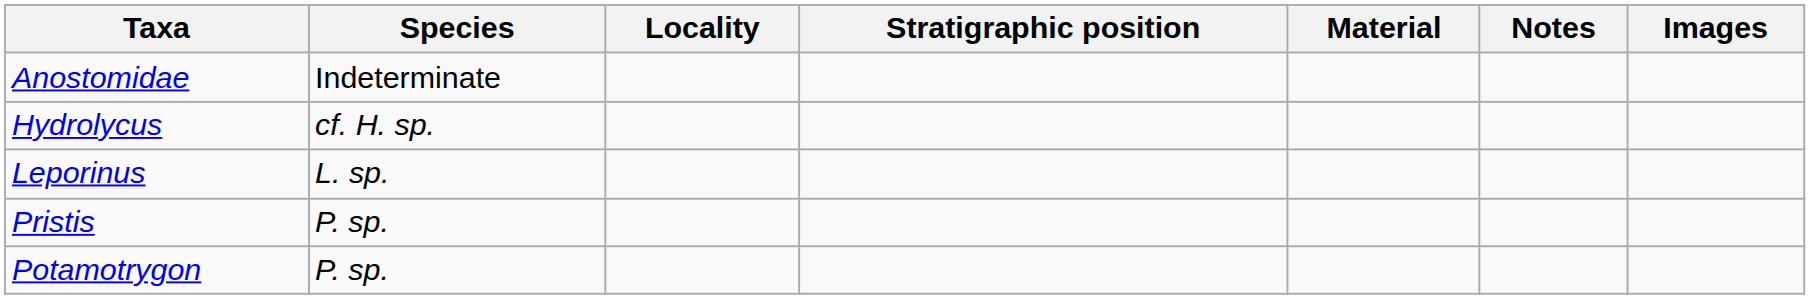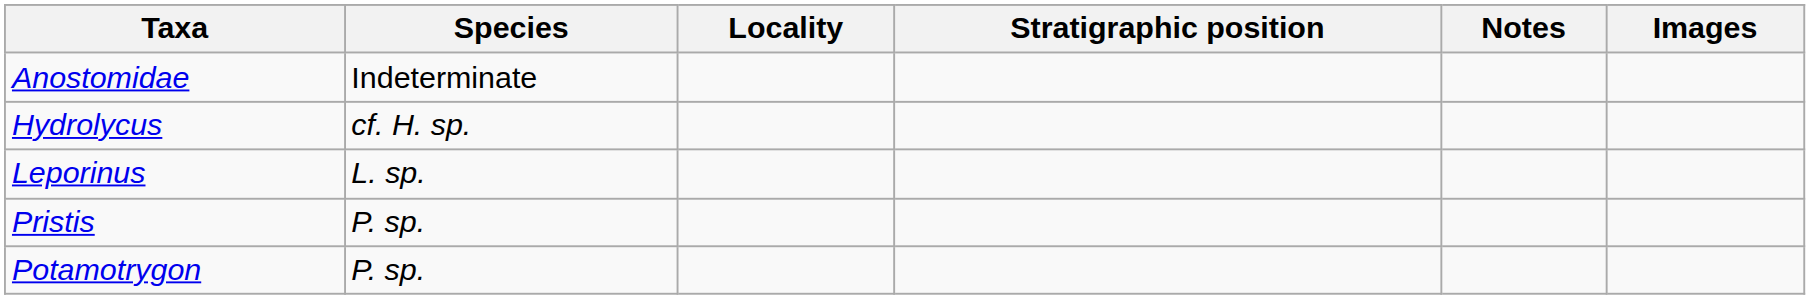- column: (1384, 28)
